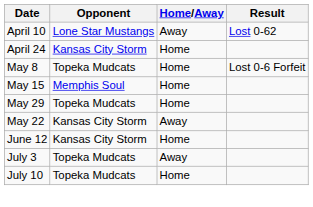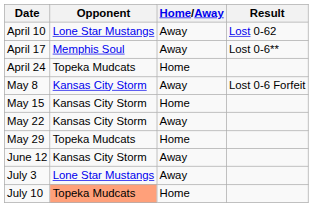+ row: (26, 49)
(100, 49) Kansas City Storm -> (94, 67) Topeka Mudcats
(94, 67) Topeka Mudcats -> (100, 85) Kansas City Storm
(175, 67) Home -> (173, 85) Away
(89, 85) Memphis Soul -> (100, 103) Kansas City Storm
rows swapped: (26, 121) <-> (26, 103)
(175, 139) Home -> (173, 157) Away
(94, 157) Topeka Mudcats -> (103, 175) Lone Star Mustangs
(94, 175) no background -> (94, 193) lightsalmon background
